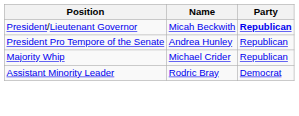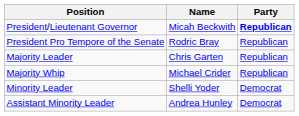(200, 42) Andrea Hunley -> (194, 42) Rodric Bray
+ row: (40, 57)
+ row: (40, 88)
(194, 73) Rodric Bray -> (200, 103) Andrea Hunley
